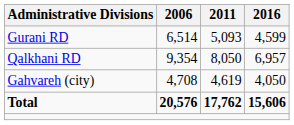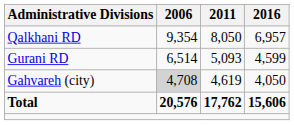rows swapped: (38, 37) <-> (44, 59)
(182, 80) no background -> (182, 80) lightgrey background
